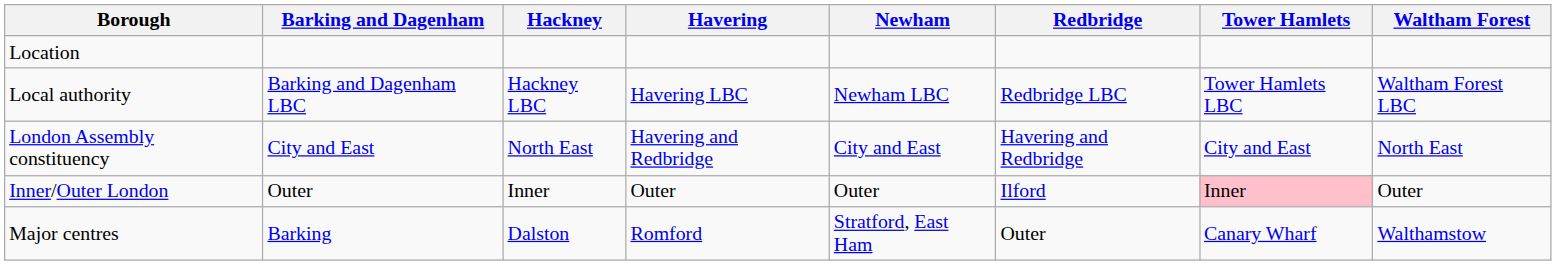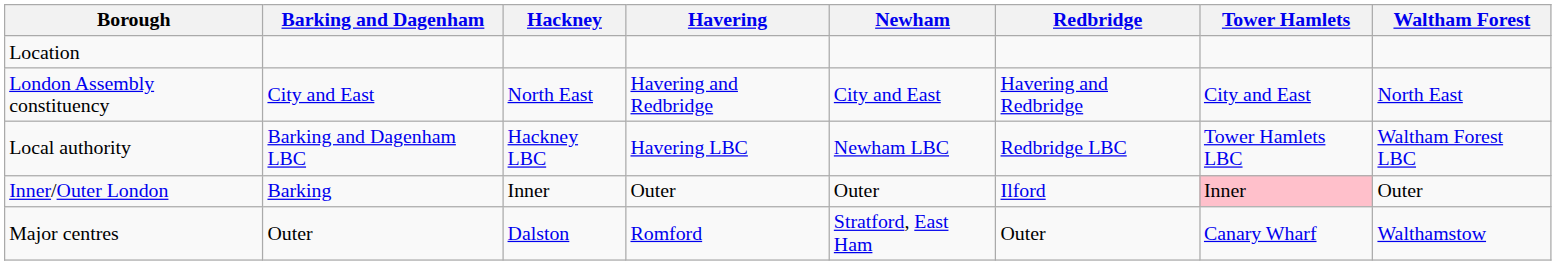rows swapped: (70, 94) <-> (82, 148)
(290, 190) Outer -> (299, 190) Barking
(299, 233) Barking -> (290, 233) Outer
